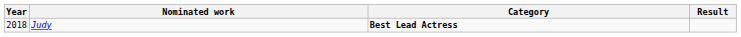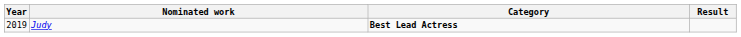(17, 25) 2018 -> (17, 25) 2019
